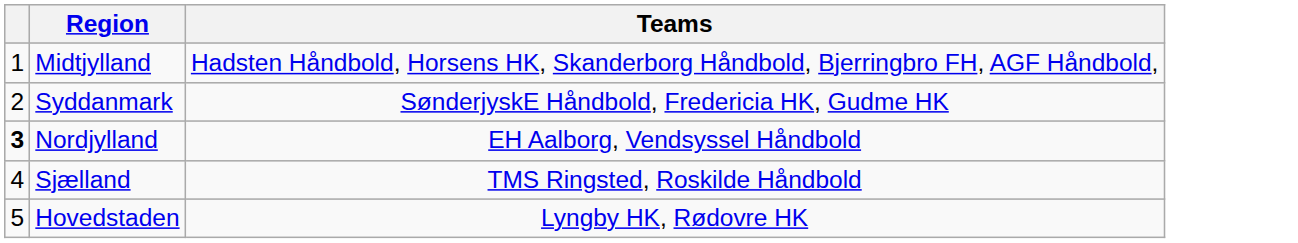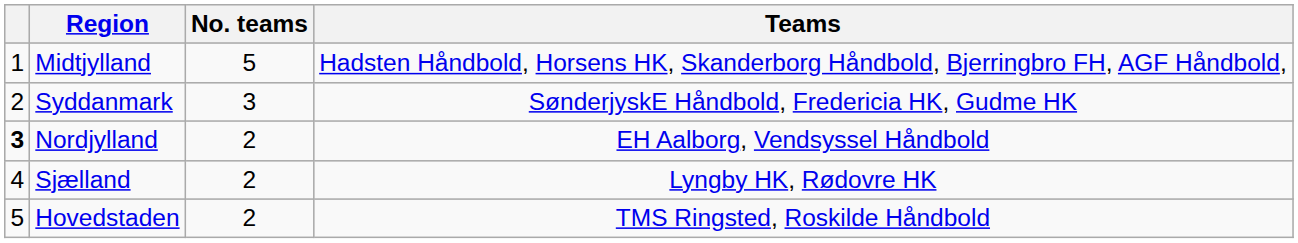+ column: (249, 23)
(675, 179) TMS Ringsted, Roskilde Håndbold -> (803, 179) Lyngby HK, Rødovre HK
(675, 218) Lyngby HK, Rødovre HK -> (803, 218) TMS Ringsted, Roskilde Håndbold
